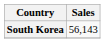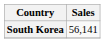(83, 29) 56,143 -> (83, 29) 56,141
